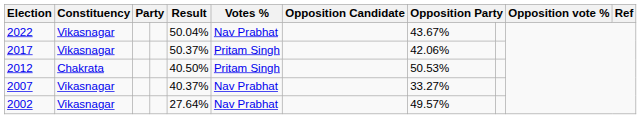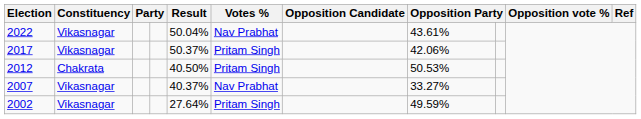(430, 31) 43.67% -> (430, 31) 43.61%
(246, 104) Nav Prabhat -> (247, 104) Pritam Singh
(430, 104) 49.57% -> (430, 104) 49.59%
